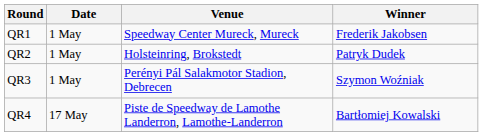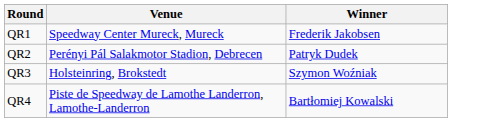- column: (84, 14)
(183, 53) Holsteinring, Brokstedt -> (156, 53) Perényi Pál Salakmotor Stadion, Debrecen
(205, 80) Perényi Pál Salakmotor Stadion, Debrecen -> (108, 73) Holsteinring, Brokstedt
